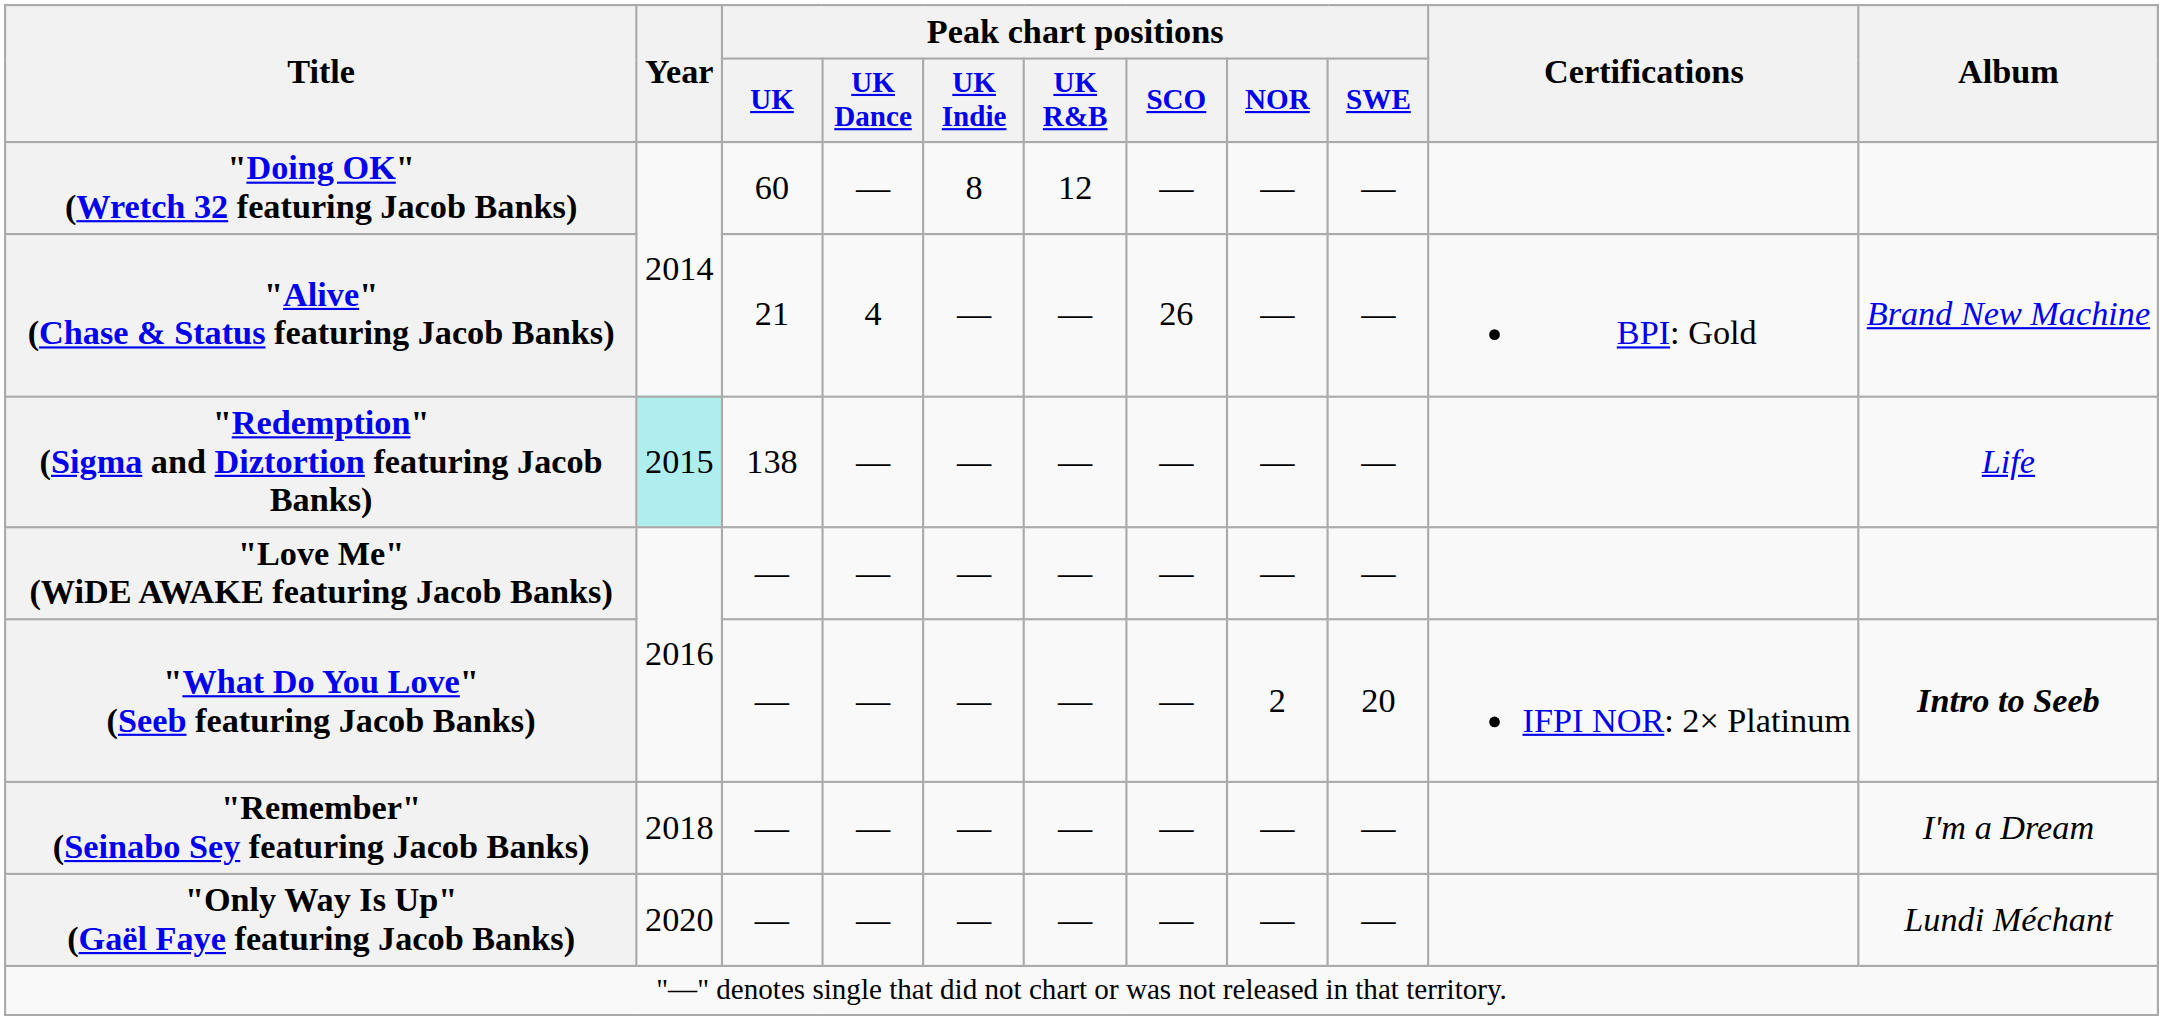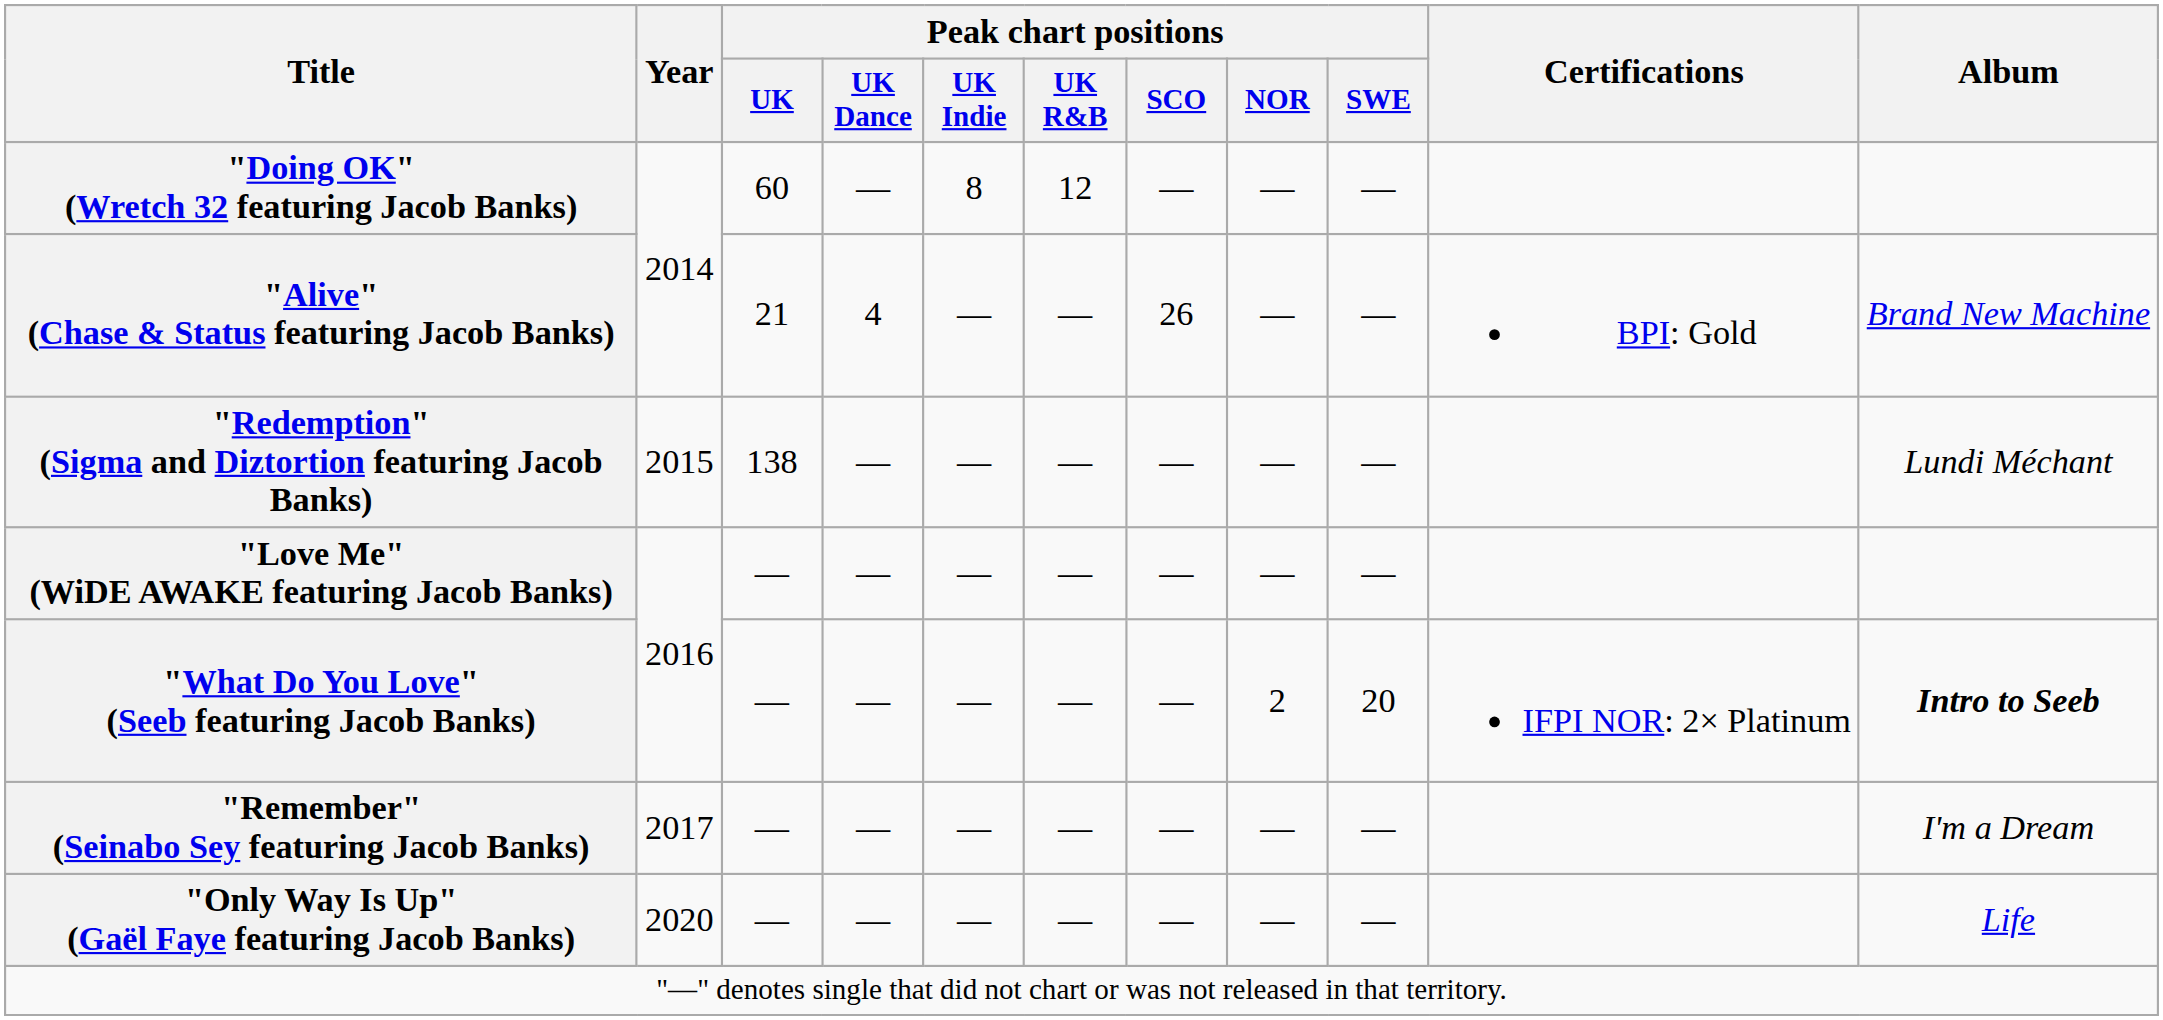(679, 460) paleturquoise background -> (679, 460) no background
(2008, 460) Life -> (2008, 460) Lundi Méchant
(679, 827) 2018 -> (679, 827) 2017
(2008, 919) Lundi Méchant -> (2008, 919) Life
